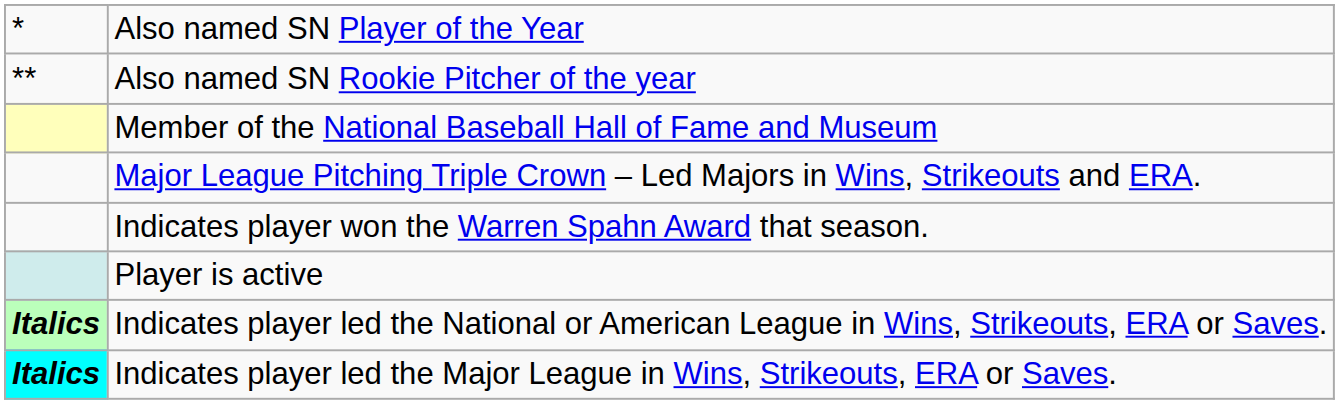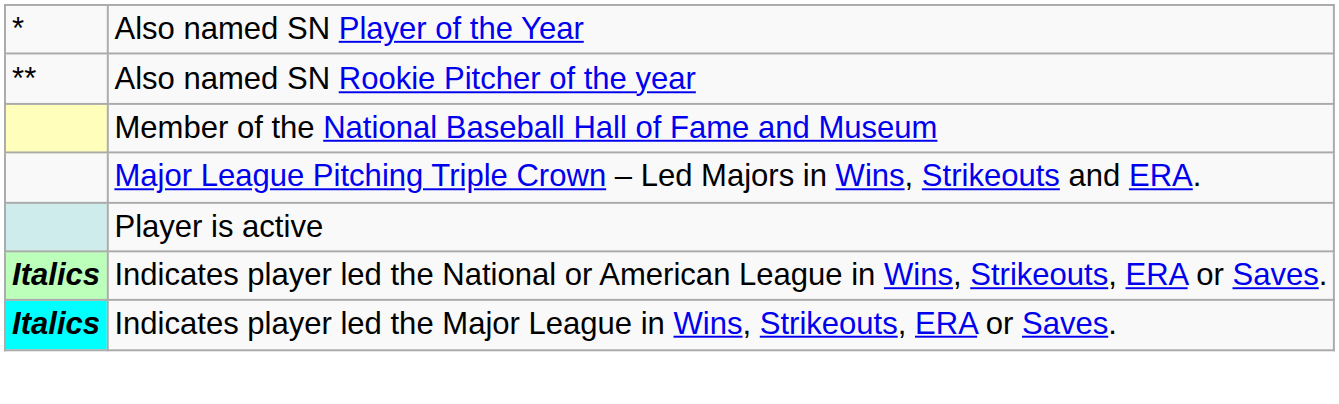- row: (522, 226)
